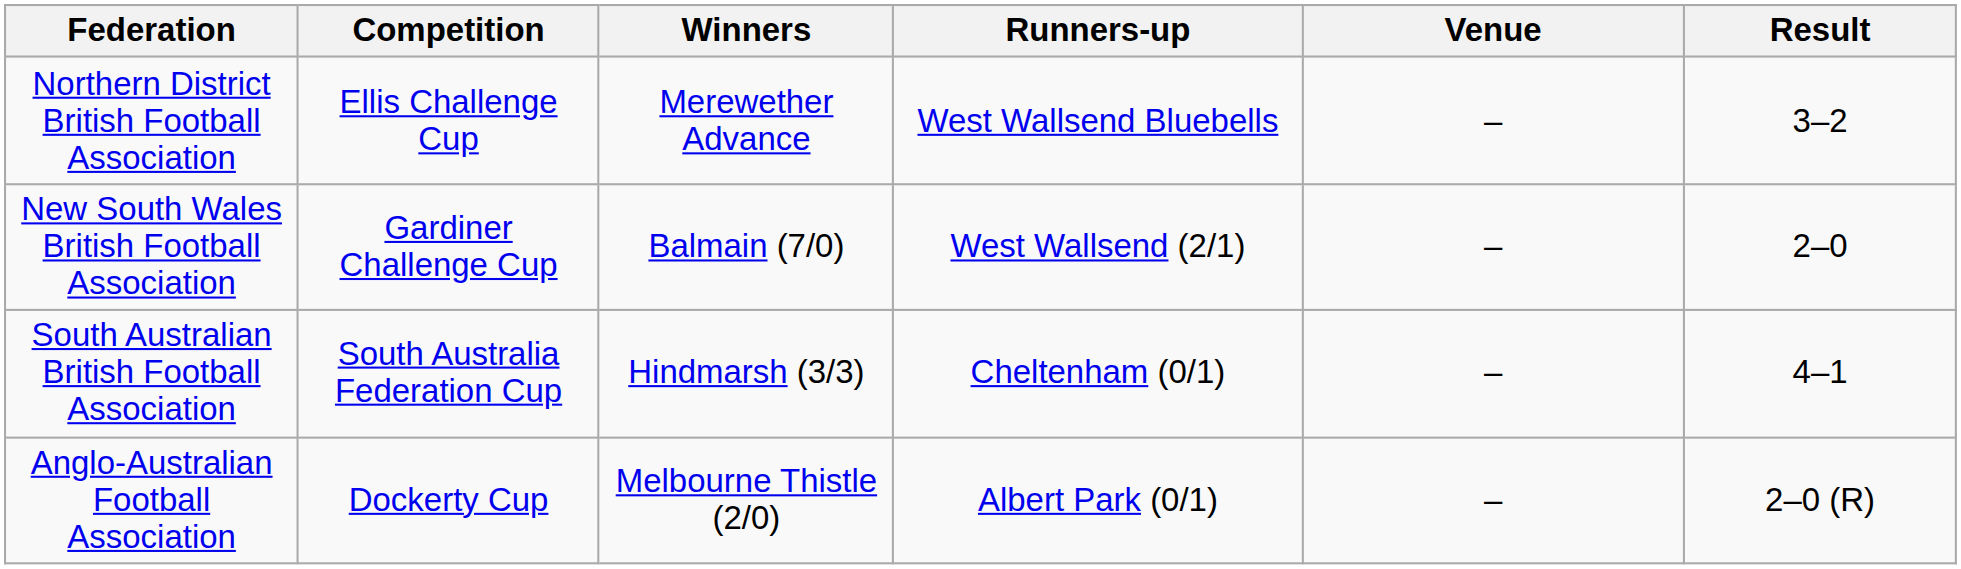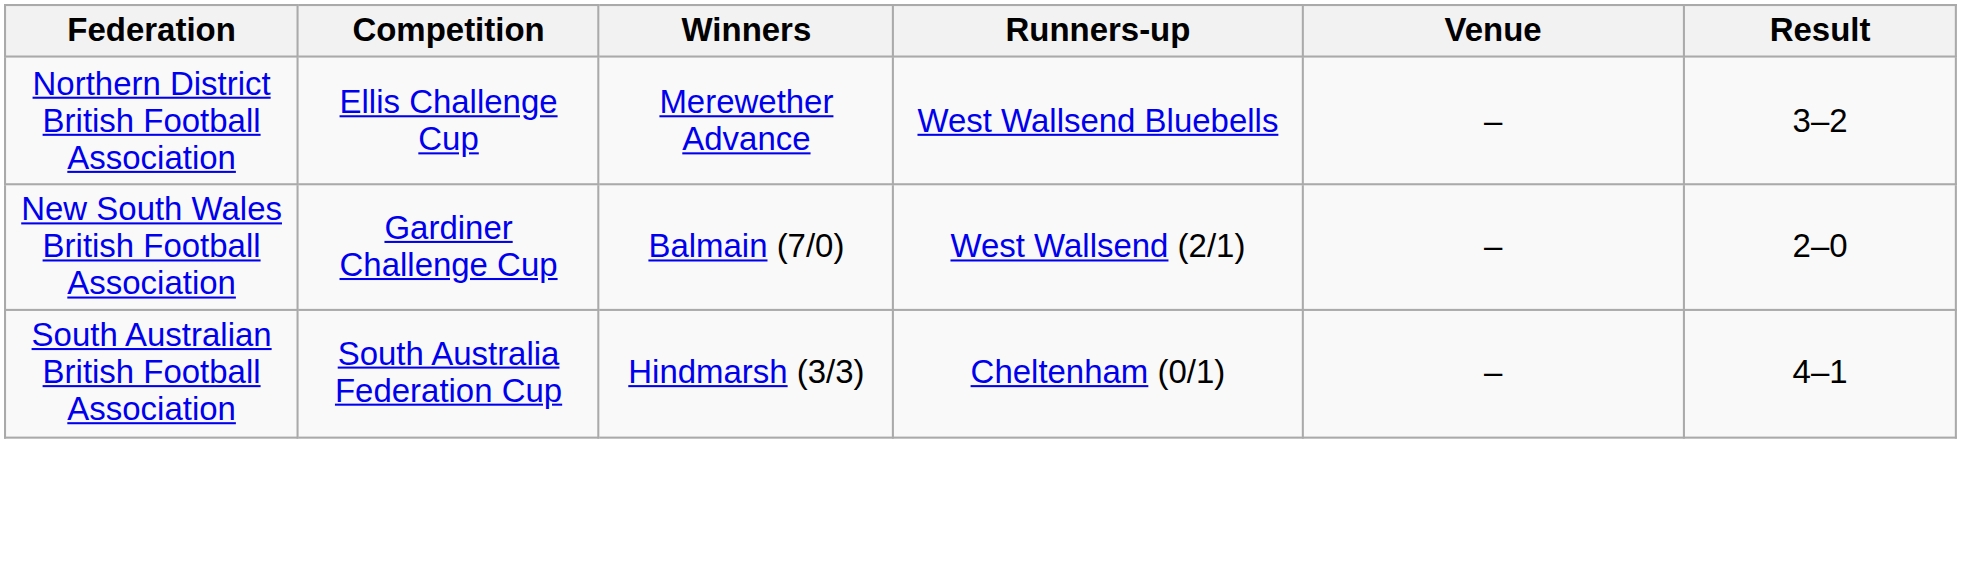- row: (152, 499)
